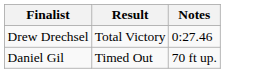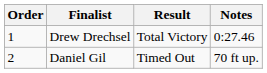+ column: (25, 15)
